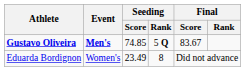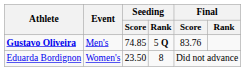(98, 43) bold -> (97, 43) normal
(191, 43) 83.67 -> (191, 43) 83.76
(136, 58) 23.49 -> (136, 58) 23.50
